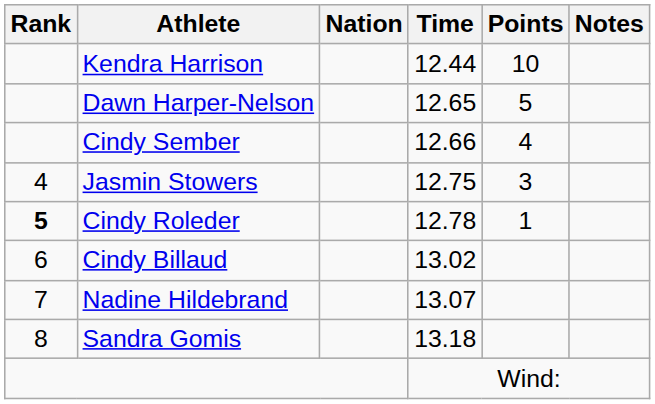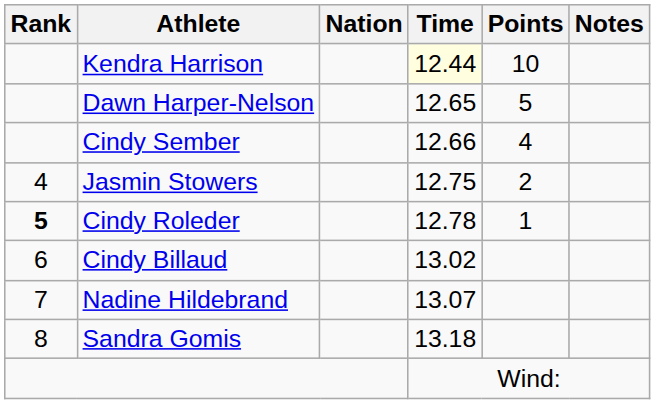(445, 63) no background -> (445, 63) lightyellow background
(526, 181) 3 -> (526, 181) 2
